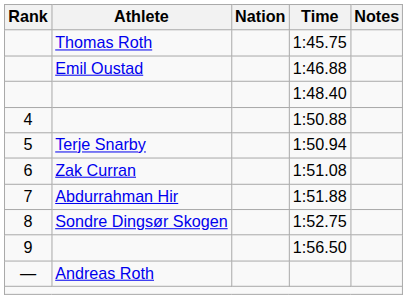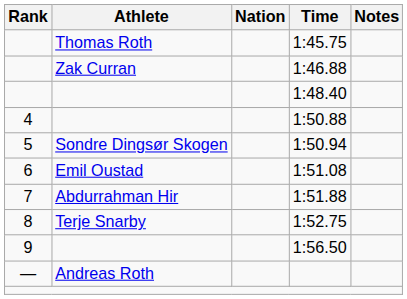(99, 68) Emil Oustad -> (96, 68) Zak Curran
(101, 145) Terje Snarby -> (141, 145) Sondre Dingsør Skogen
(96, 171) Zak Curran -> (99, 171) Emil Oustad
(141, 222) Sondre Dingsør Skogen -> (101, 222) Terje Snarby
